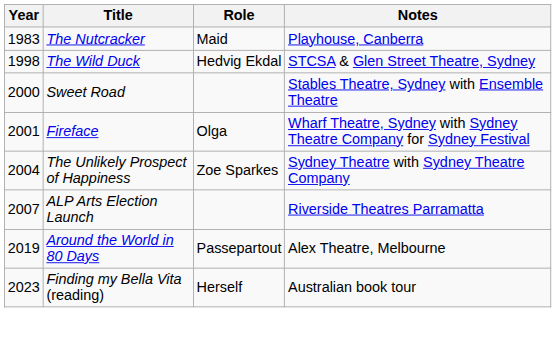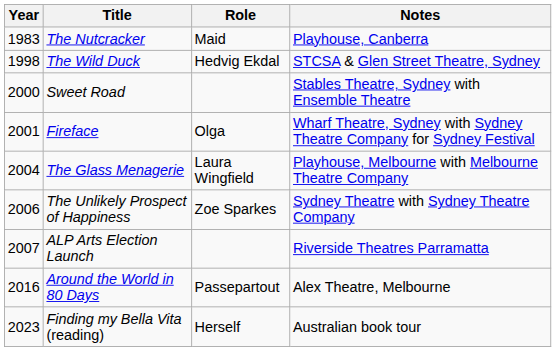+ row: (115, 170)
(24, 170) 2004 -> (24, 209) 2006
(24, 248) 2019 -> (24, 287) 2016
